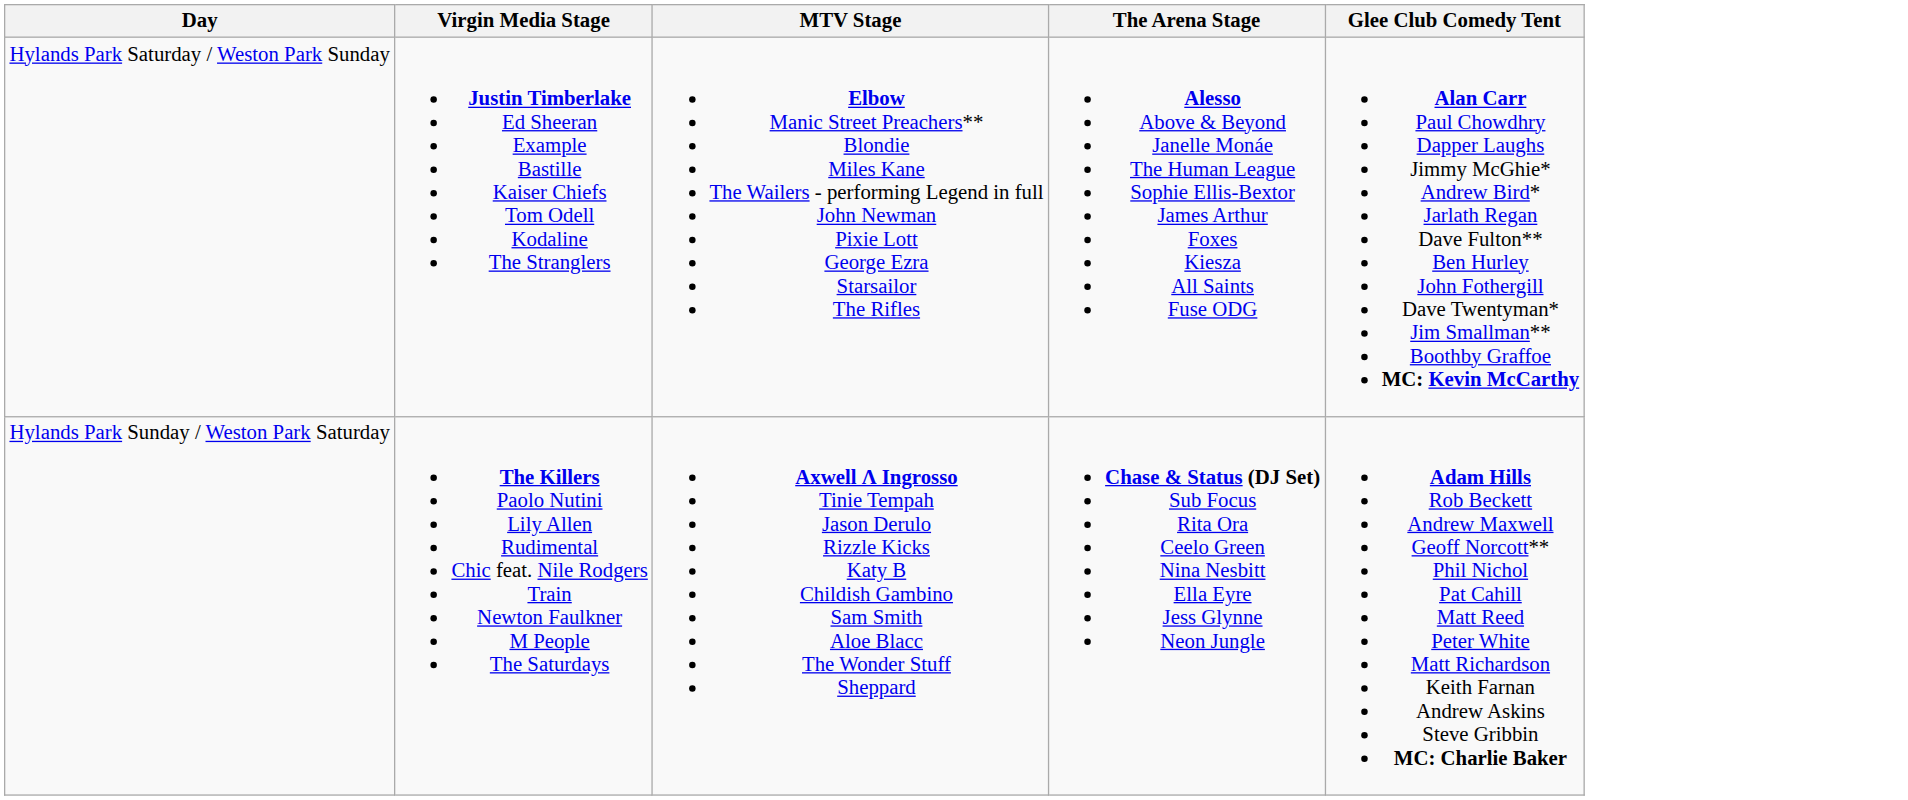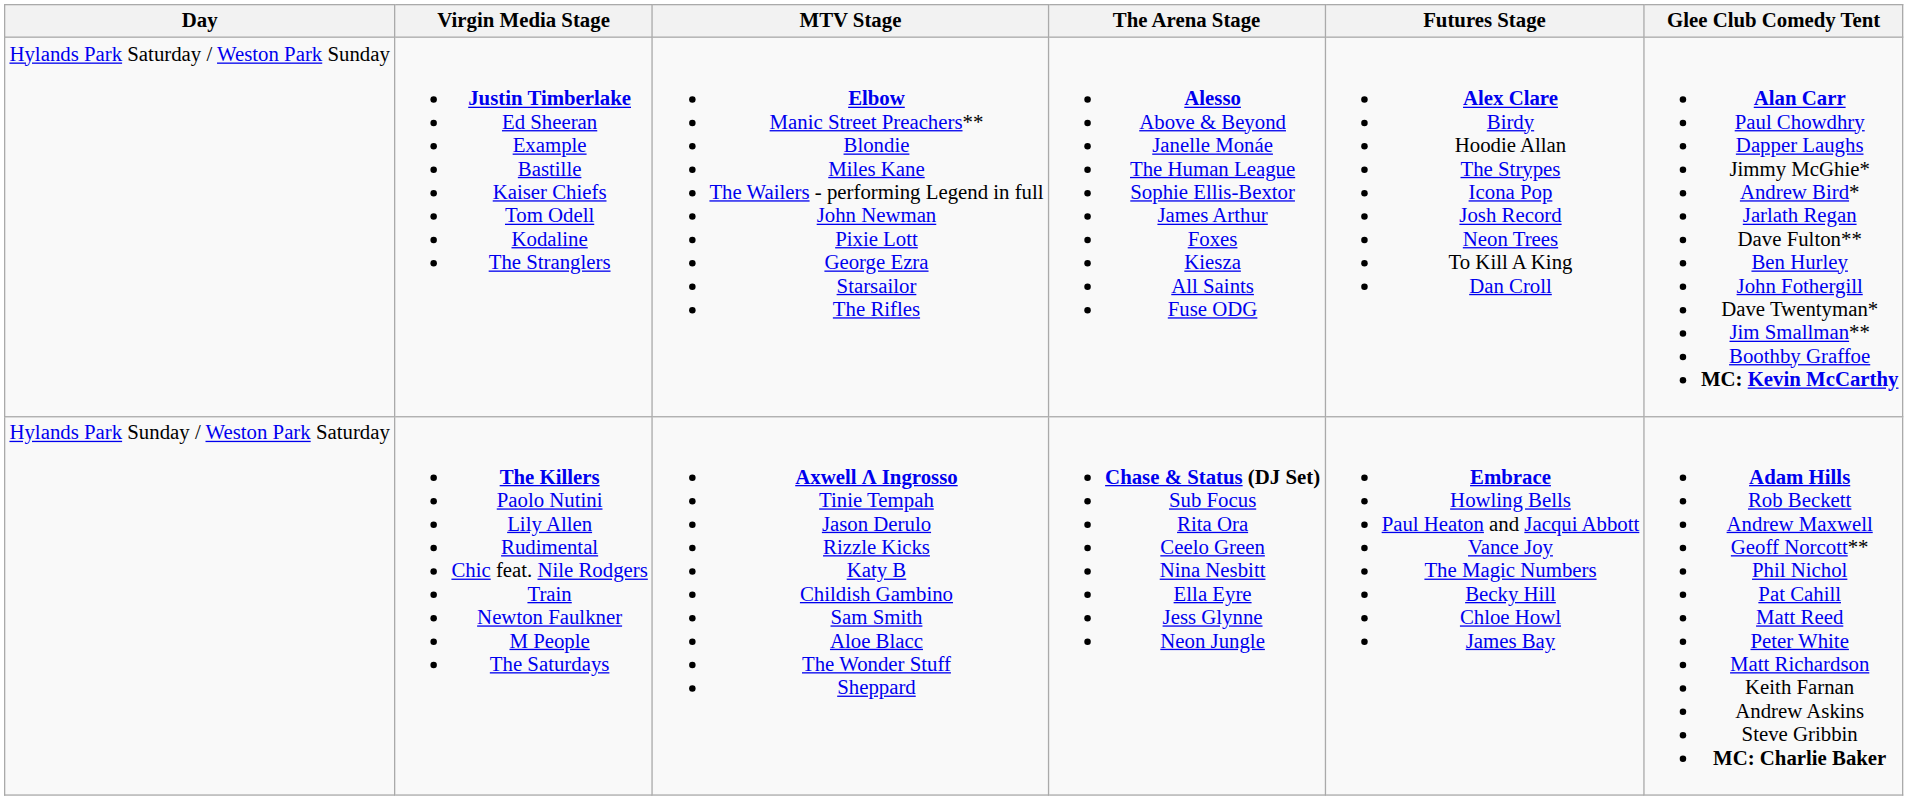+ column: (1484, 20)
